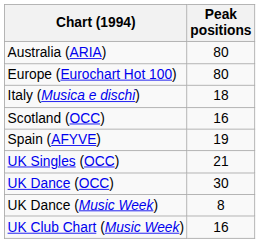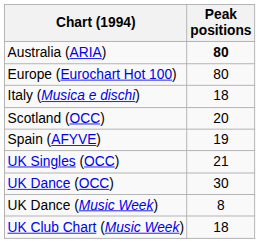(221, 52) normal -> (221, 52) bold
(221, 118) 16 -> (221, 118) 20
(221, 227) 16 -> (221, 227) 18
